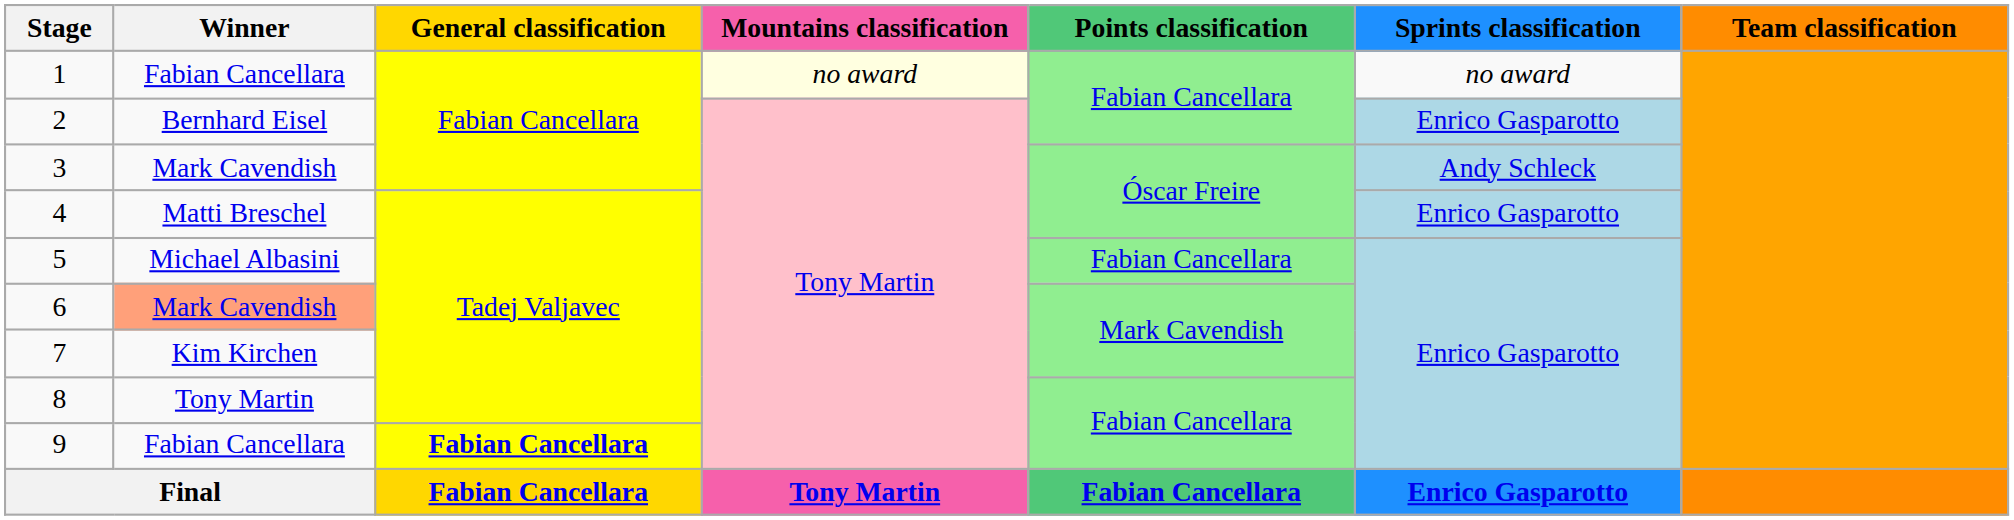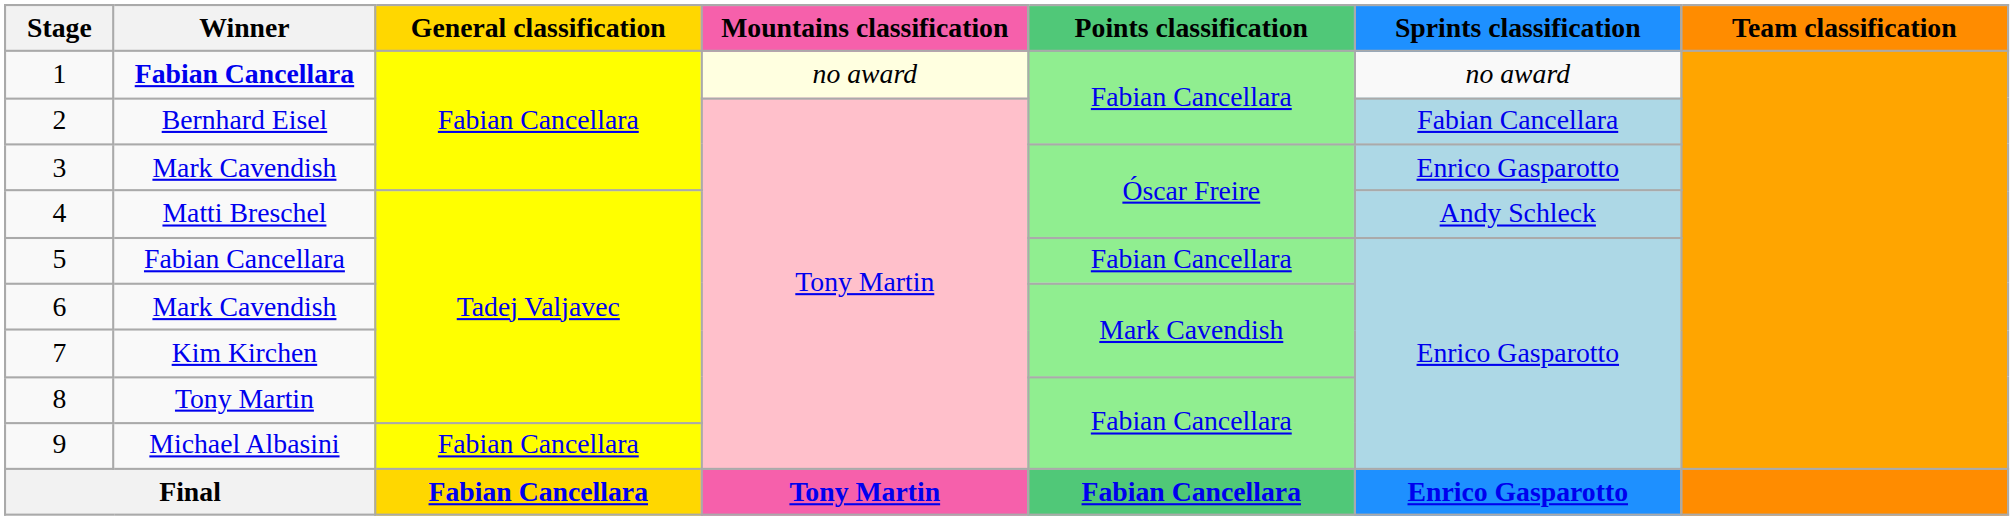(244, 74) normal -> (244, 74) bold
(1518, 120) Enrico Gasparotto -> (1518, 120) Fabian Cancellara
(1518, 167) Andy Schleck -> (1518, 167) Enrico Gasparotto
(1518, 213) Enrico Gasparotto -> (1518, 213) Andy Schleck
(244, 260) Michael Albasini -> (244, 260) Fabian Cancellara
(244, 306) lightsalmon background -> (244, 306) no background
(244, 445) Fabian Cancellara -> (244, 445) Michael Albasini
(538, 445) bold -> (538, 445) normal
